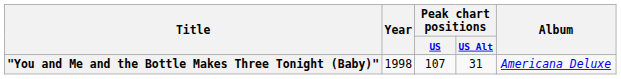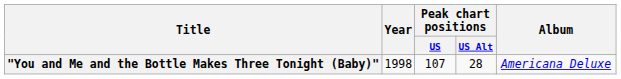(476, 64) 31 -> (476, 64) 28
